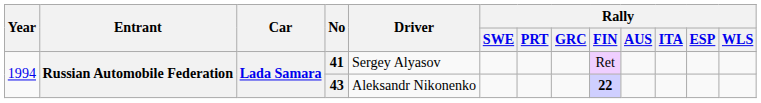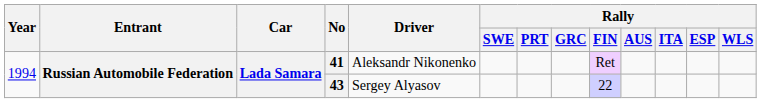(396, 63) Sergey Alyasov -> (414, 63) Aleksandr Nikonenko
(414, 86) Aleksandr Nikonenko -> (396, 86) Sergey Alyasov
(605, 86) bold -> (605, 86) normal
